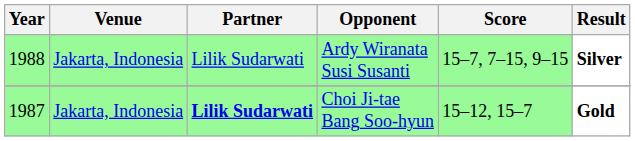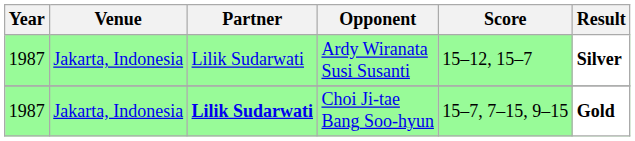(27, 60) 1988 -> (27, 60) 1987
(505, 60) 15–7, 7–15, 9–15 -> (487, 60) 15–12, 15–7
(487, 110) 15–12, 15–7 -> (505, 110) 15–7, 7–15, 9–15
